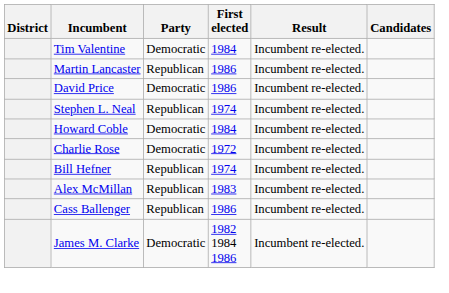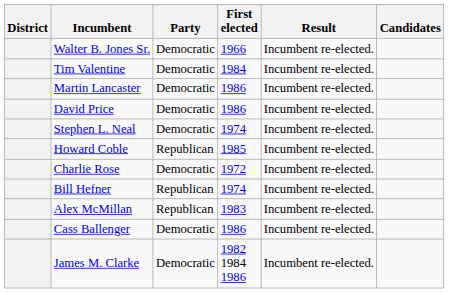+ row: (102, 48)
(175, 68) Republican -> (185, 88) Democratic
(175, 108) Republican -> (185, 128) Democratic
(176, 128) Democratic -> (185, 149) Republican
(224, 128) 1984 -> (233, 149) 1985
(175, 209) Republican -> (185, 229) Democratic
